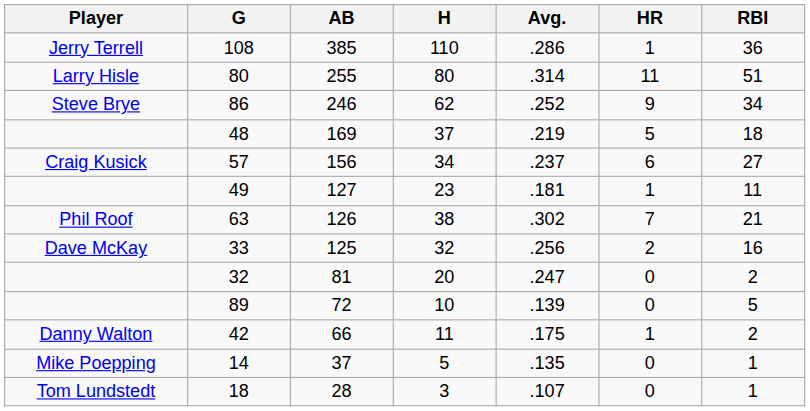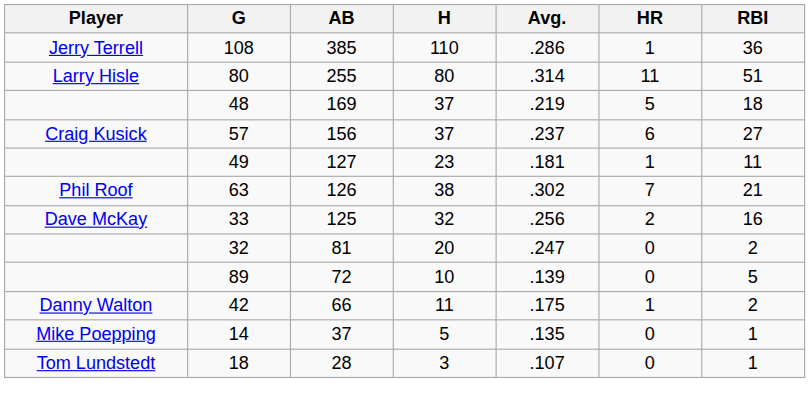- row: (239, 104)
(444, 162) 34 -> (444, 133) 37
